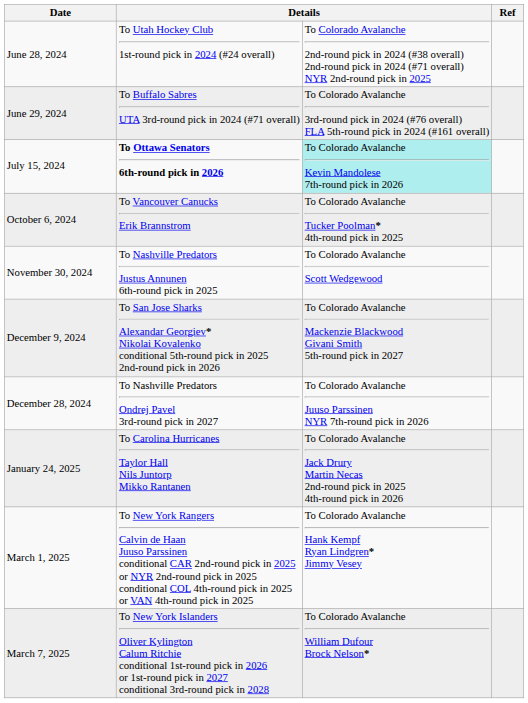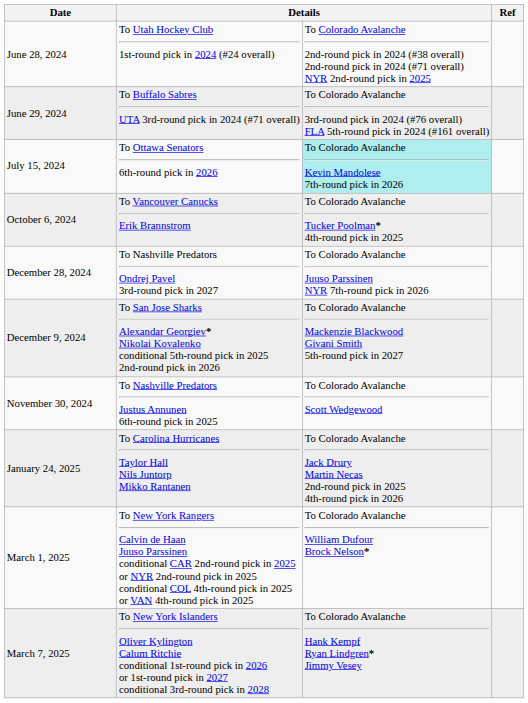(209, 160) bold -> (209, 160) normal
rows swapped: (50, 272) <-> (49, 403)
(397, 539) To Colorado Avalanche Hank Kempf Ryan Lindgren* Jimmy Vesey -> (397, 533) To Colorado Avalanche William Dufour Brock Nelson*
(397, 635) To Colorado Avalanche William Dufour Brock Nelson* -> (397, 641) To Colorado Avalanche Hank Kempf Ryan Lindgren* Jimmy Vesey
